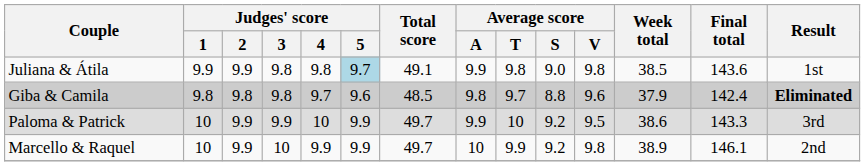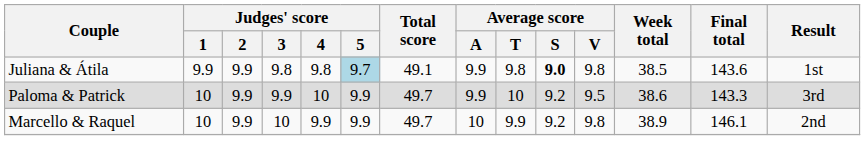(555, 70) normal -> (555, 70) bold
- row: (59, 96)
